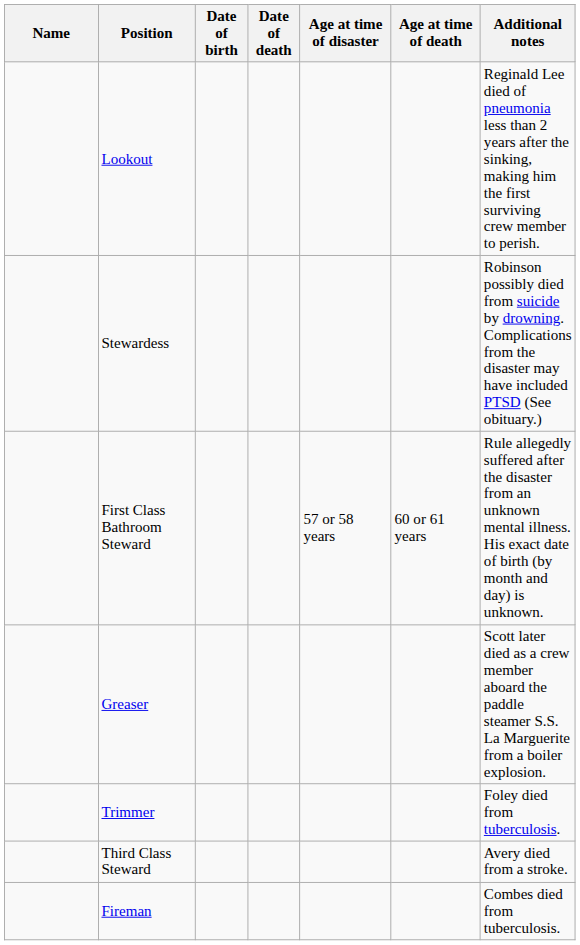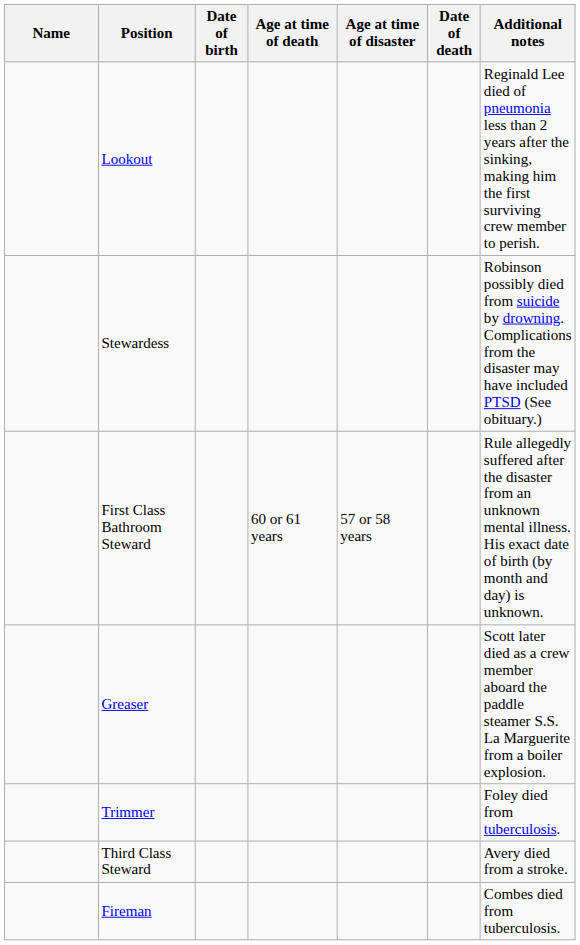columns swapped: (274, 33) <-> (436, 33)
